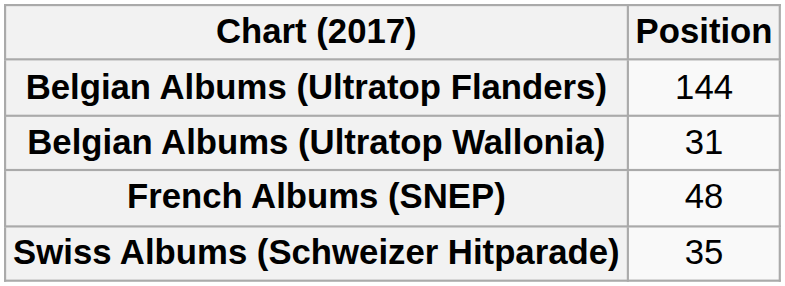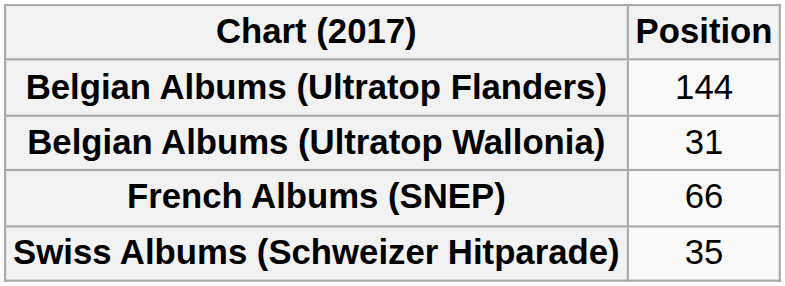(704, 197) 48 -> (704, 197) 66
